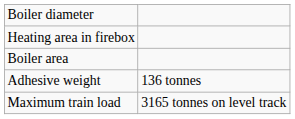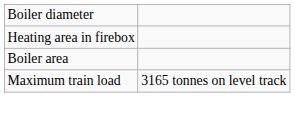- row: (54, 80)
